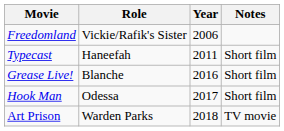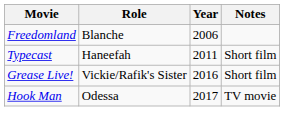(134, 34) Vickie/Rafik's Sister -> (103, 34) Blanche
(103, 75) Blanche -> (134, 75) Vickie/Rafik's Sister
(250, 95) Short film -> (250, 95) TV movie
- row: (34, 116)
